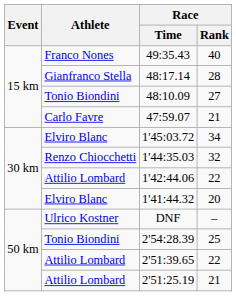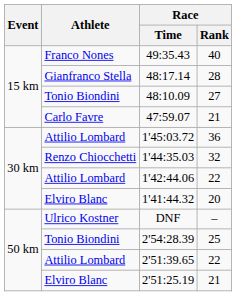(76, 137) Elviro Blanc -> (85, 137) Attilio Lombard
(214, 137) 34 -> (214, 137) 36
(85, 280) Attilio Lombard -> (76, 280) Elviro Blanc
